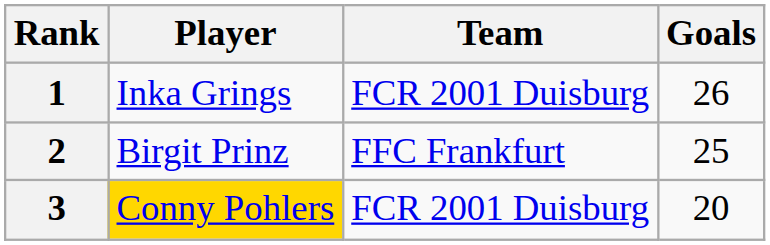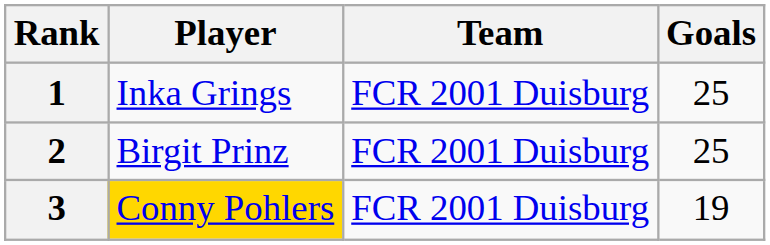(711, 92) 26 -> (711, 92) 25
(458, 150) FFC Frankfurt -> (500, 150) FCR 2001 Duisburg
(711, 208) 20 -> (711, 208) 19
